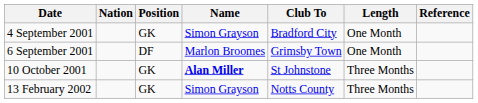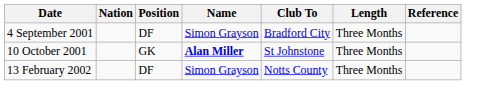(147, 32) GK -> (146, 32) DF
(374, 32) One Month -> (369, 32) Three Months
- row: (50, 51)
(147, 88) GK -> (146, 70) DF
